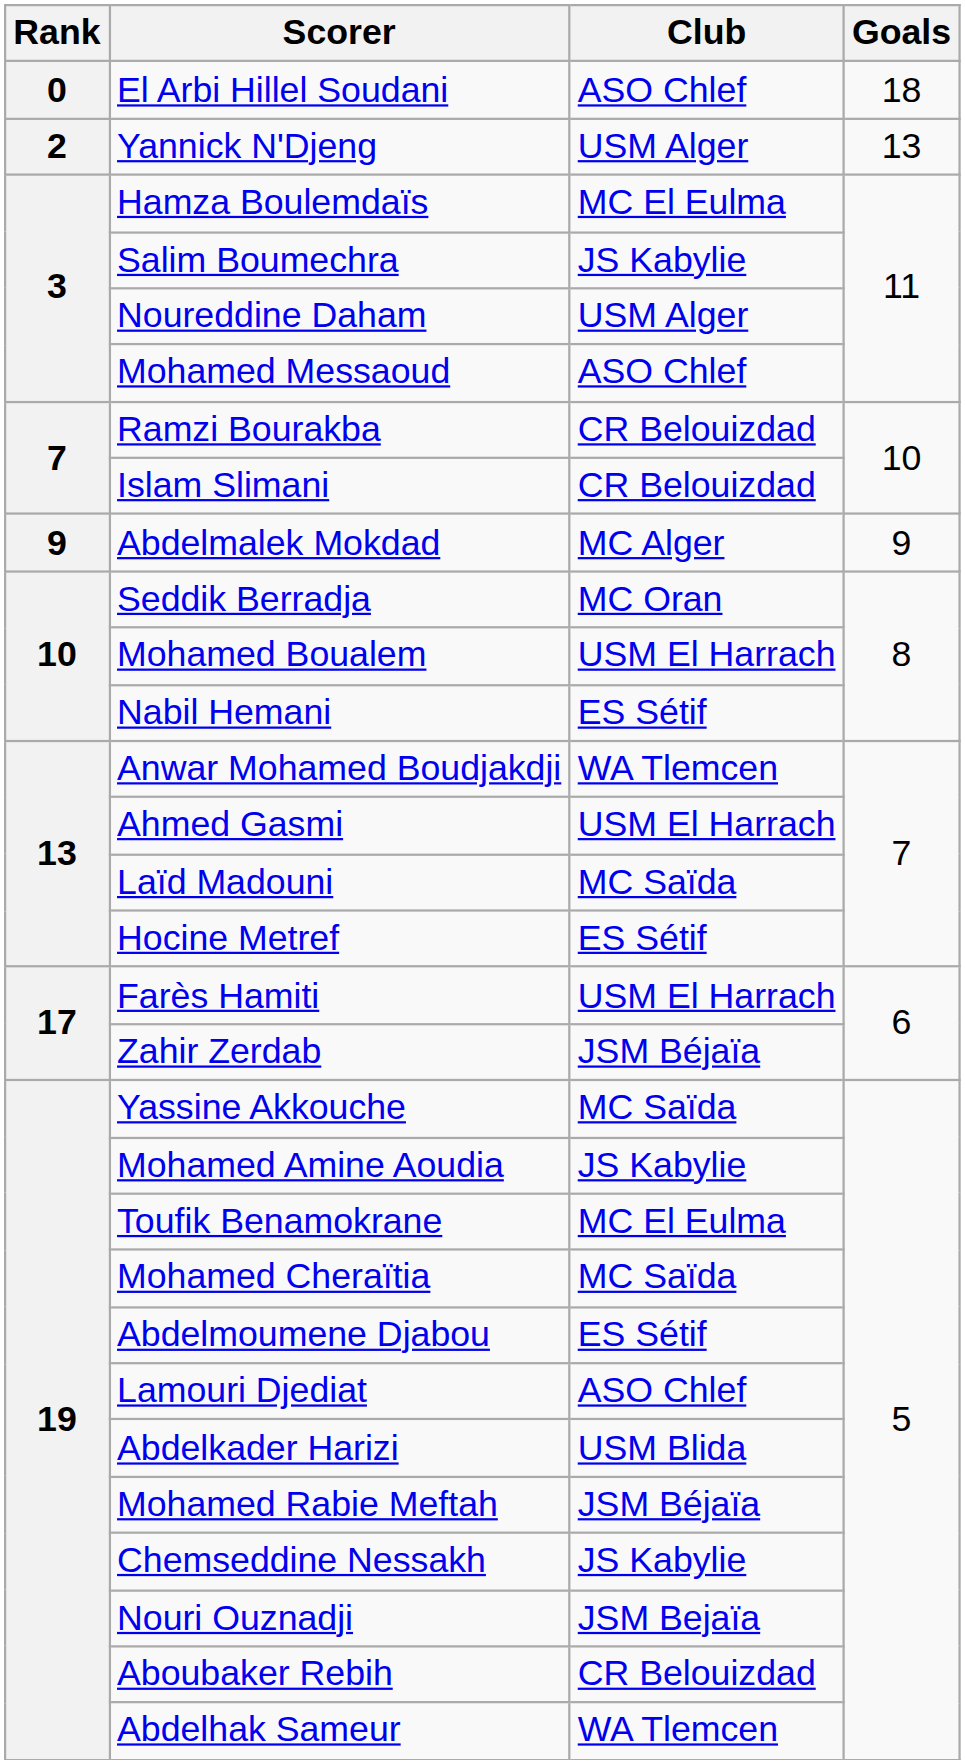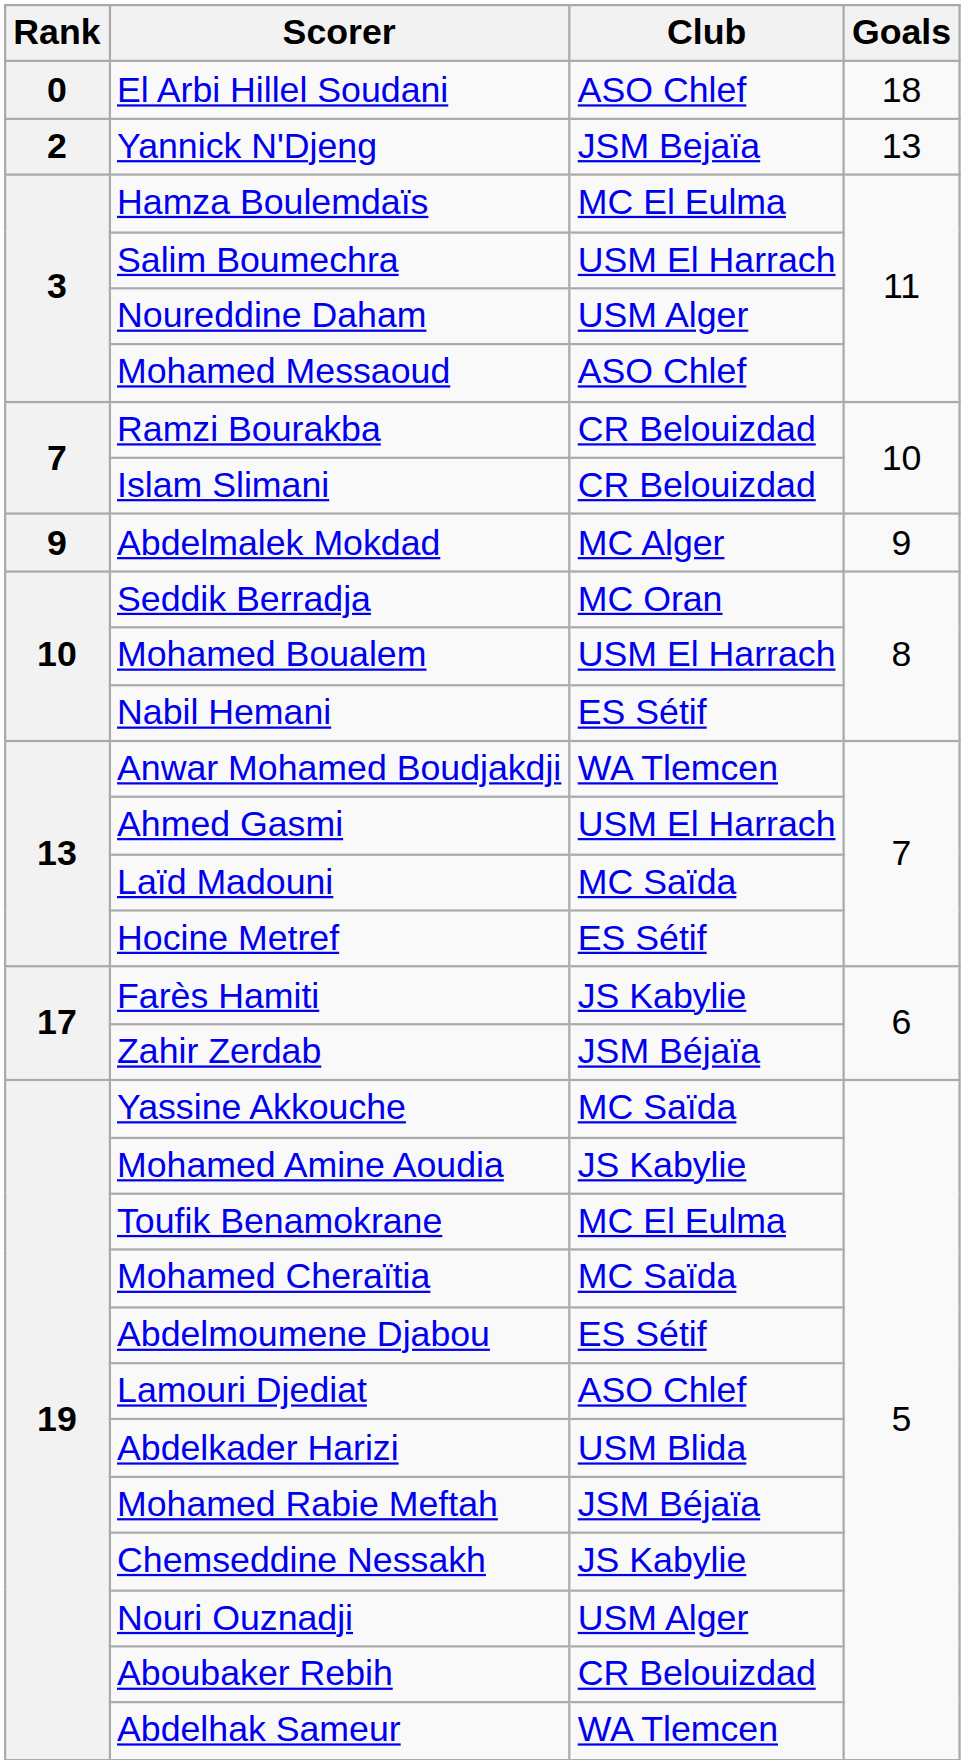(663, 145) USM Alger -> (669, 145) JSM Bejaïa
(662, 259) JS Kabylie -> (707, 259) USM El Harrach
(707, 994) USM El Harrach -> (662, 994) JS Kabylie
(669, 1617) JSM Bejaïa -> (663, 1617) USM Alger
